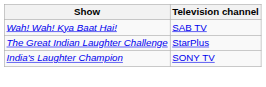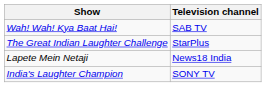+ row: (47, 58)
